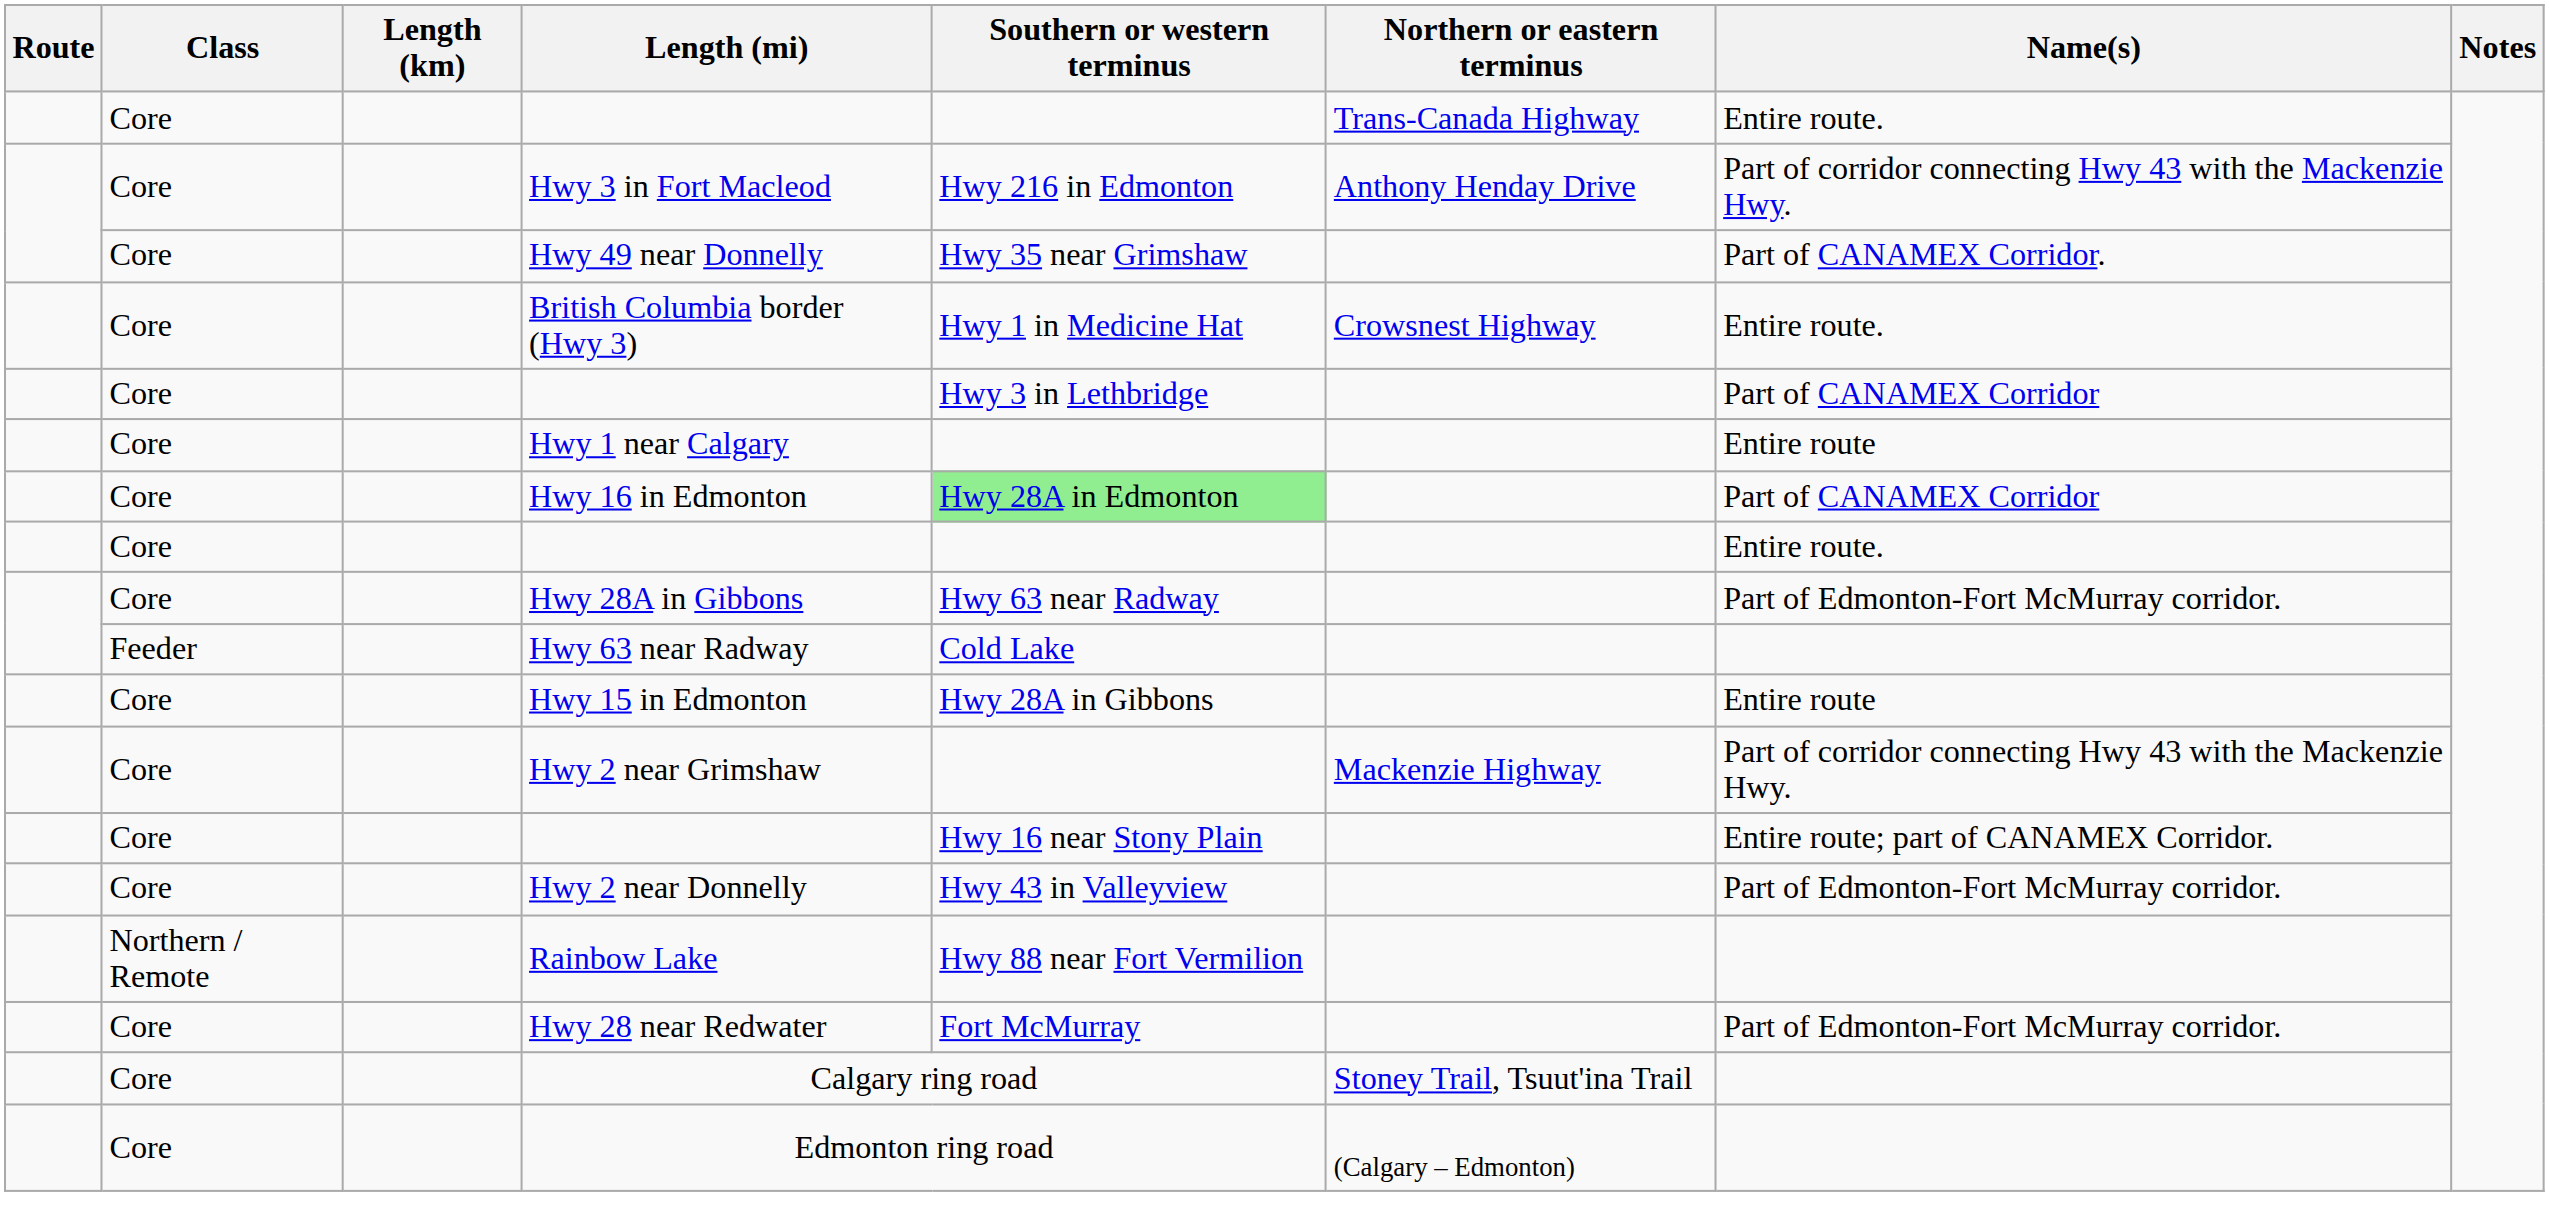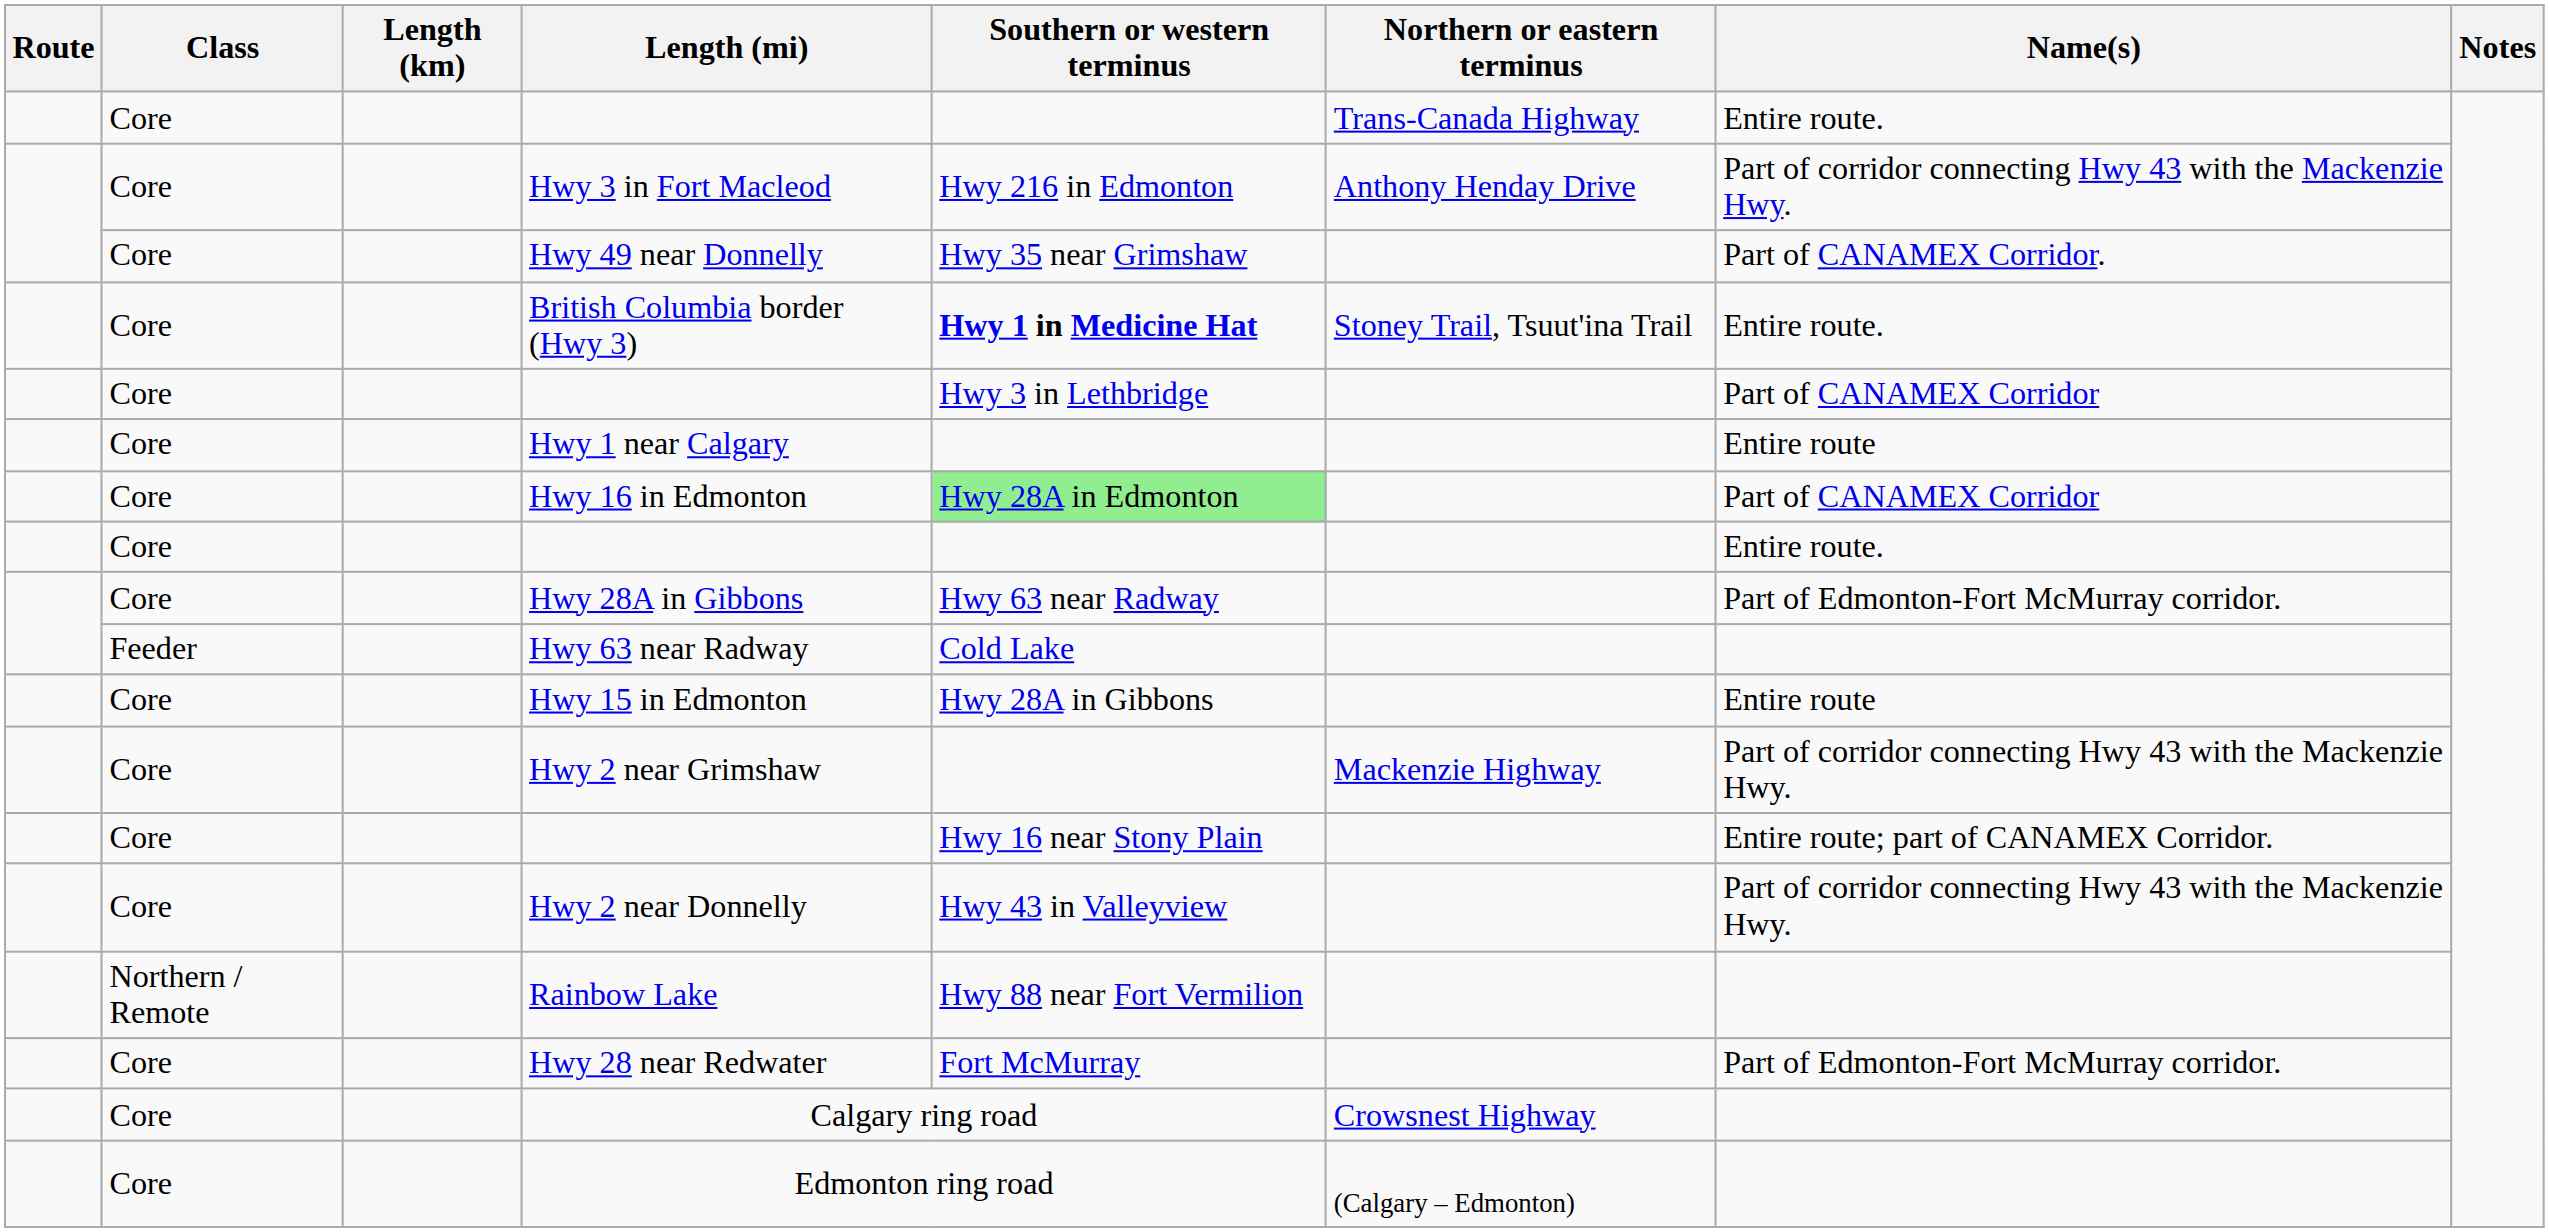(1091, 324) normal -> (1098, 324) bold
(1465, 324) Crowsnest Highway -> (1513, 324) Stoney Trail, Tsuut'ina Trail
(2002, 888) Part of Edmonton-Fort McMurray corridor. -> (2083, 906) Part of corridor connecting Hwy 43 with the Mackenzie Hwy.
(1513, 1077) Stoney Trail, Tsuut'ina Trail -> (1465, 1114) Crowsnest Highway
